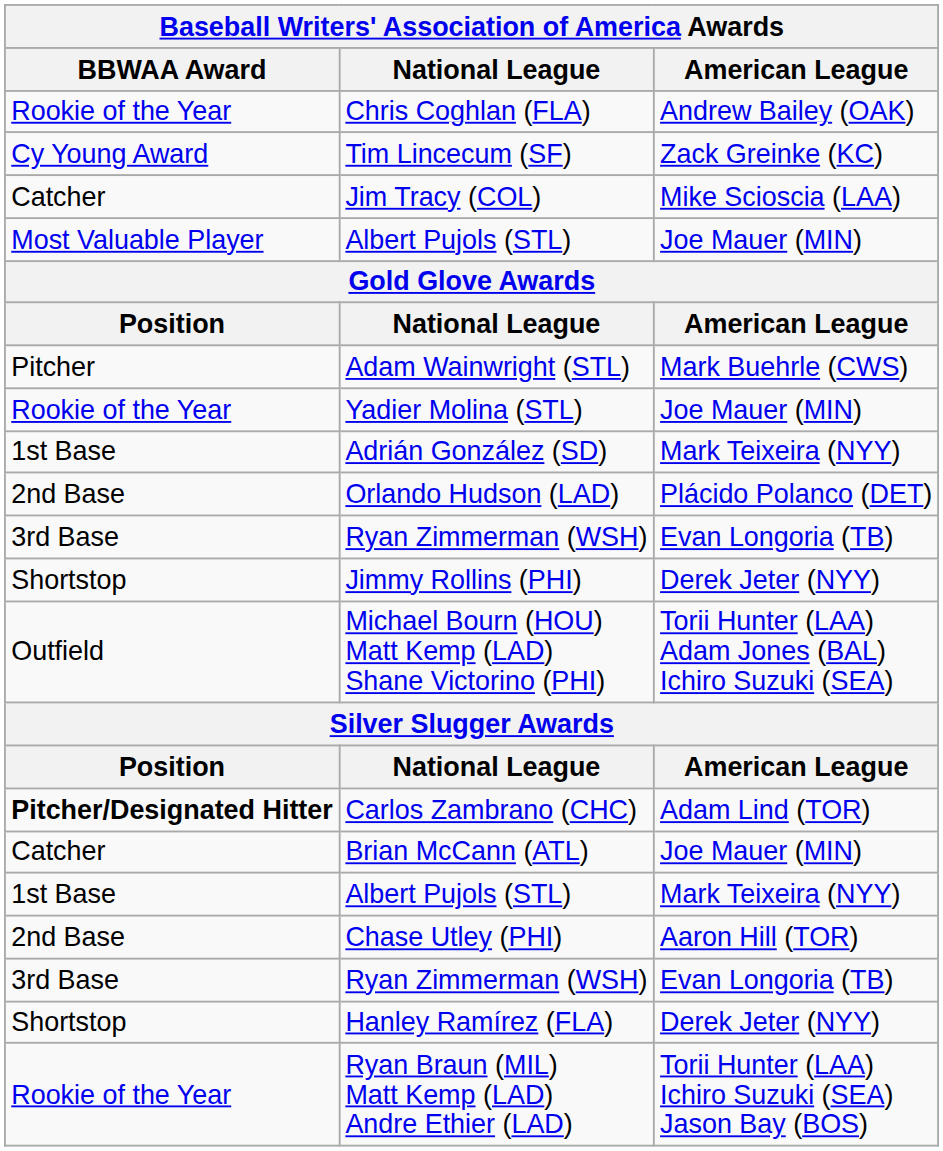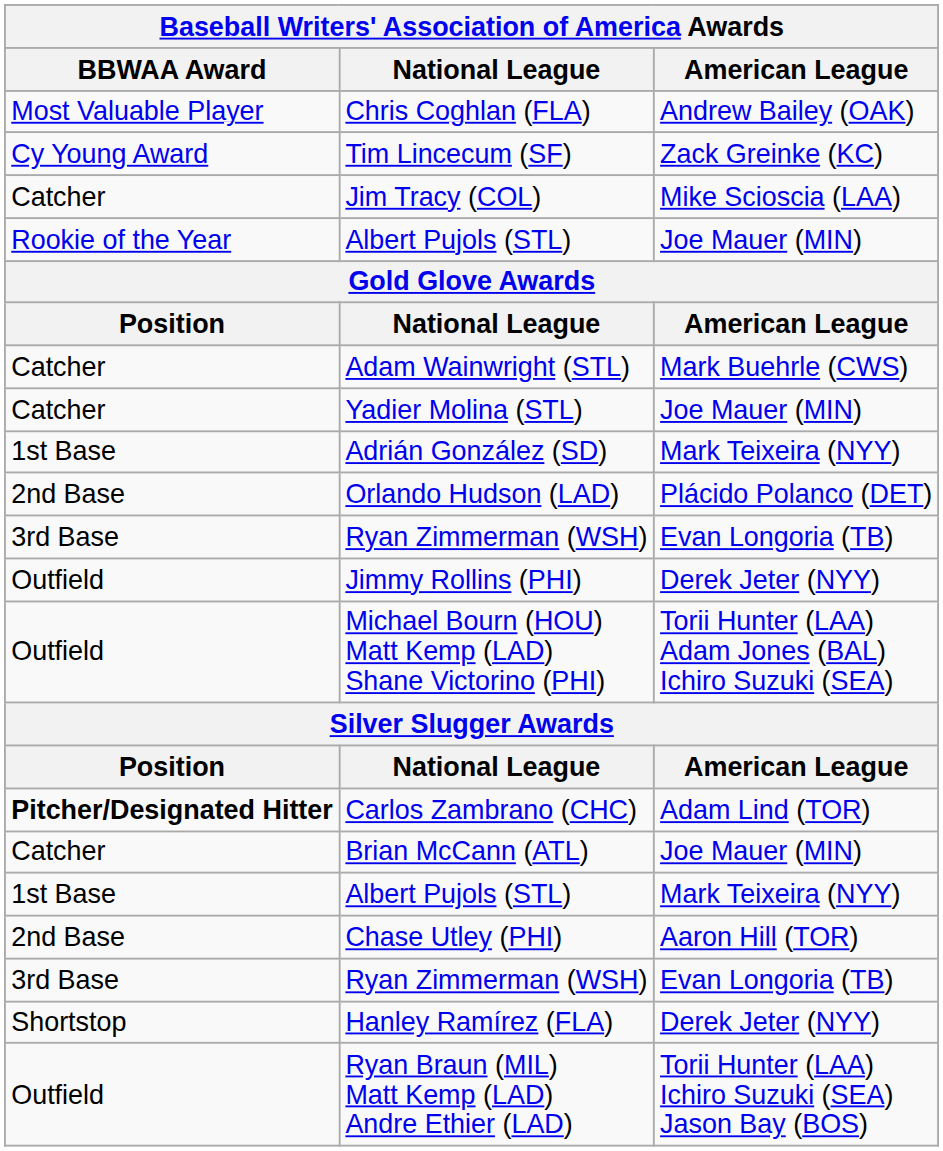(121, 112) Rookie of the Year -> (137, 112) Most Valuable Player
(137, 239) Most Valuable Player -> (121, 239) Rookie of the Year
(53, 367) Pitcher -> (58, 367) Catcher
(121, 409) Rookie of the Year -> (58, 409) Catcher
(69, 580) Shortstop -> (58, 580) Outfield
(121, 1095) Rookie of the Year -> (58, 1095) Outfield
